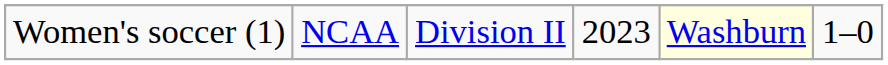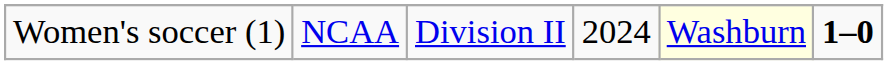(616, 31) 2023 -> (616, 31) 2024
(848, 31) normal -> (848, 31) bold
